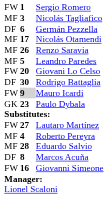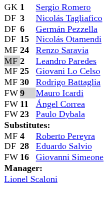(11, 7) FW -> (11, 7) GK
(11, 18) MF -> (10, 18) DF
(11, 39) MF -> (10, 39) DF
(25, 39) 17 -> (25, 39) 15
(25, 50) 26 -> (25, 50) 24
(11, 61) no background -> (11, 61) lightgrey background
(22, 61) 5 -> (22, 61) 2
(11, 71) FW -> (11, 71) MF
(25, 71) 20 -> (25, 71) 25
(10, 82) DF -> (11, 82) MF
+ row: (60, 103)
(11, 103) GK -> (11, 114) FW
- row: (67, 125)
(11, 146) MF -> (10, 146) DF
- row: (62, 157)
